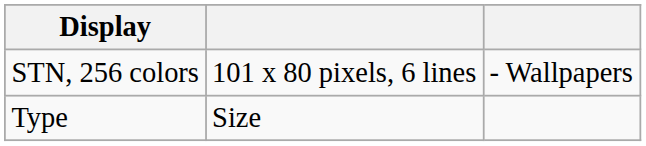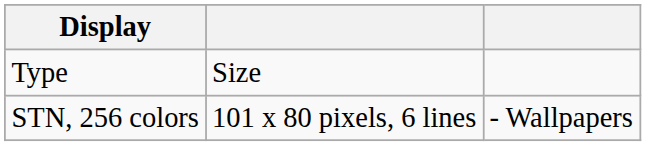rows swapped: (40, 117) <-> (105, 72)
